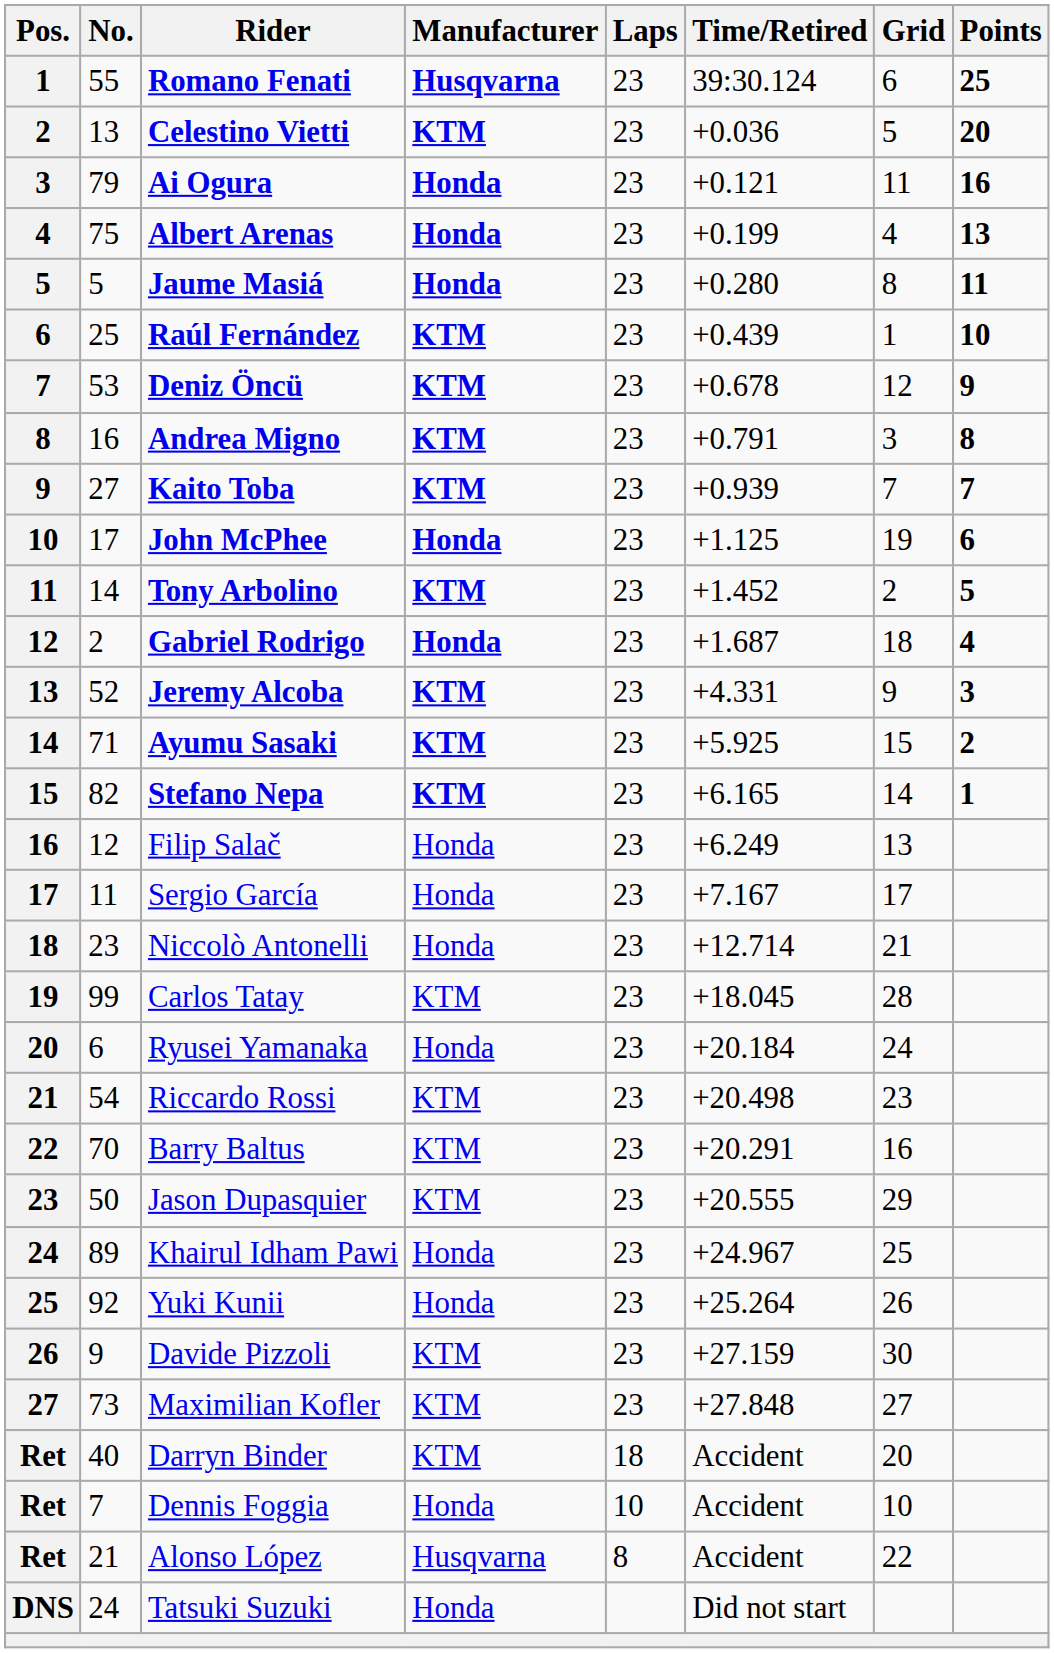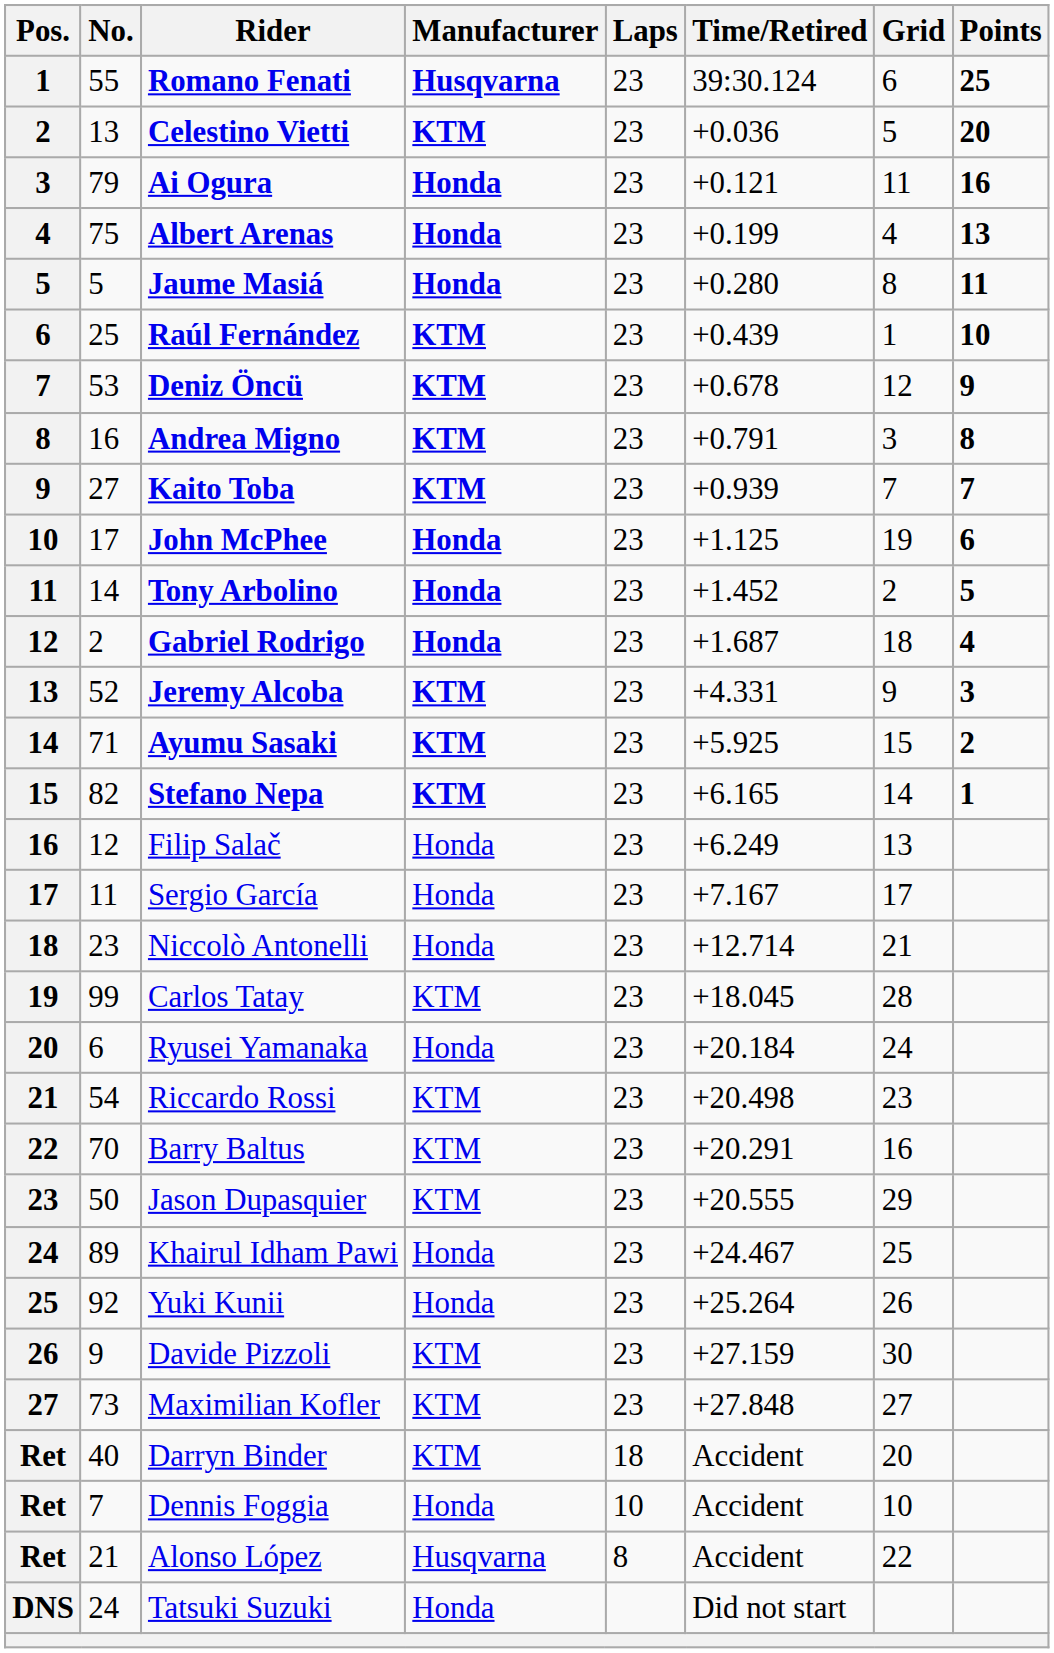(449, 589) KTM -> (457, 589) Honda
(743, 1251) +24.967 -> (743, 1251) +24.467
